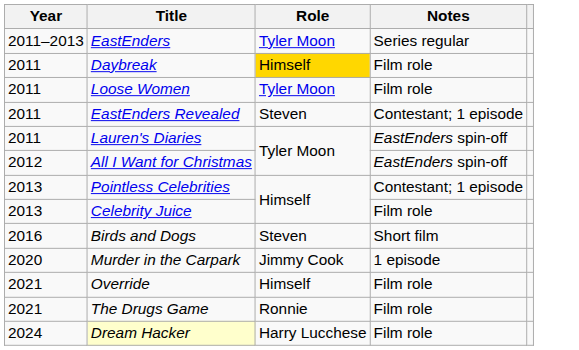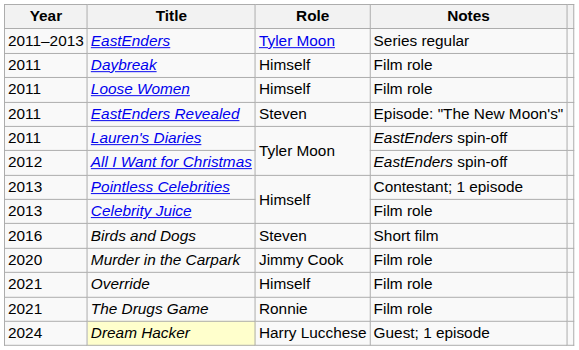(285, 65) gold background -> (285, 65) no background
(297, 89) Tyler Moon -> (285, 89) Himself
(448, 114) Contestant; 1 episode -> (468, 114) Episode: "The New Moon's"
(407, 260) 1 episode -> (403, 260) Film role
(403, 333) Film role -> (432, 333) Guest; 1 episode
